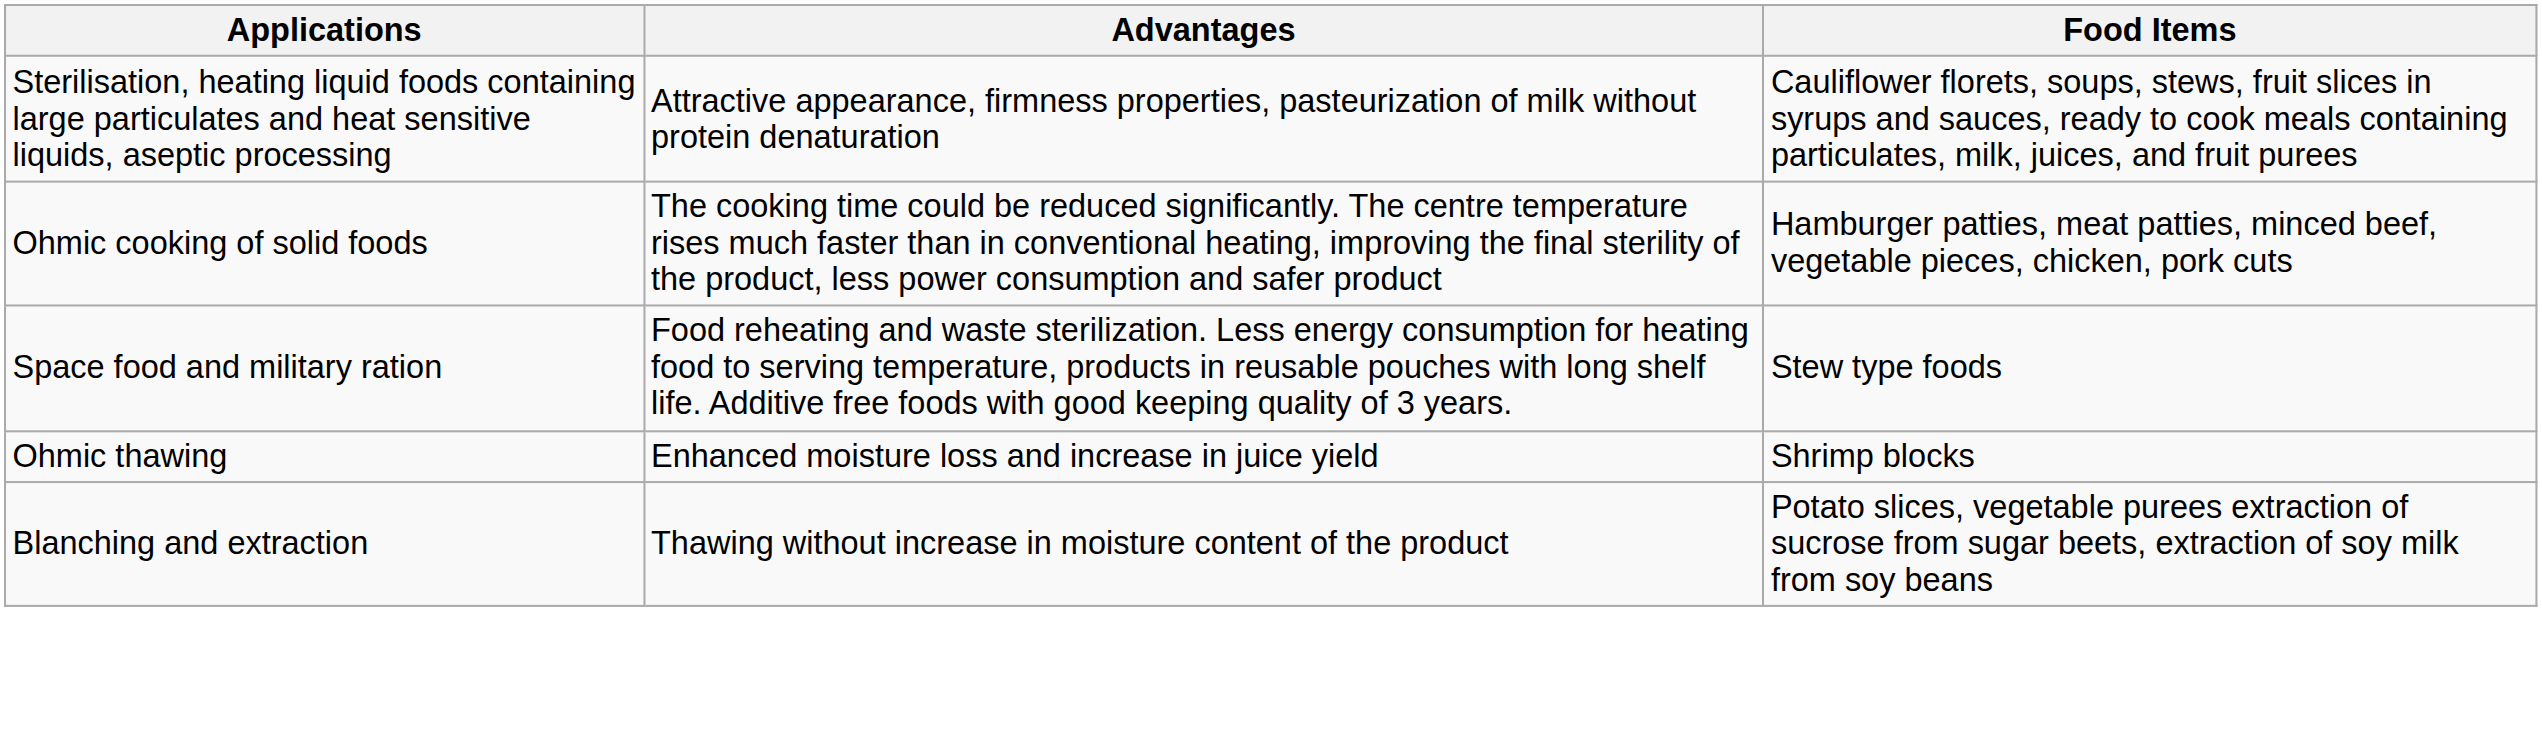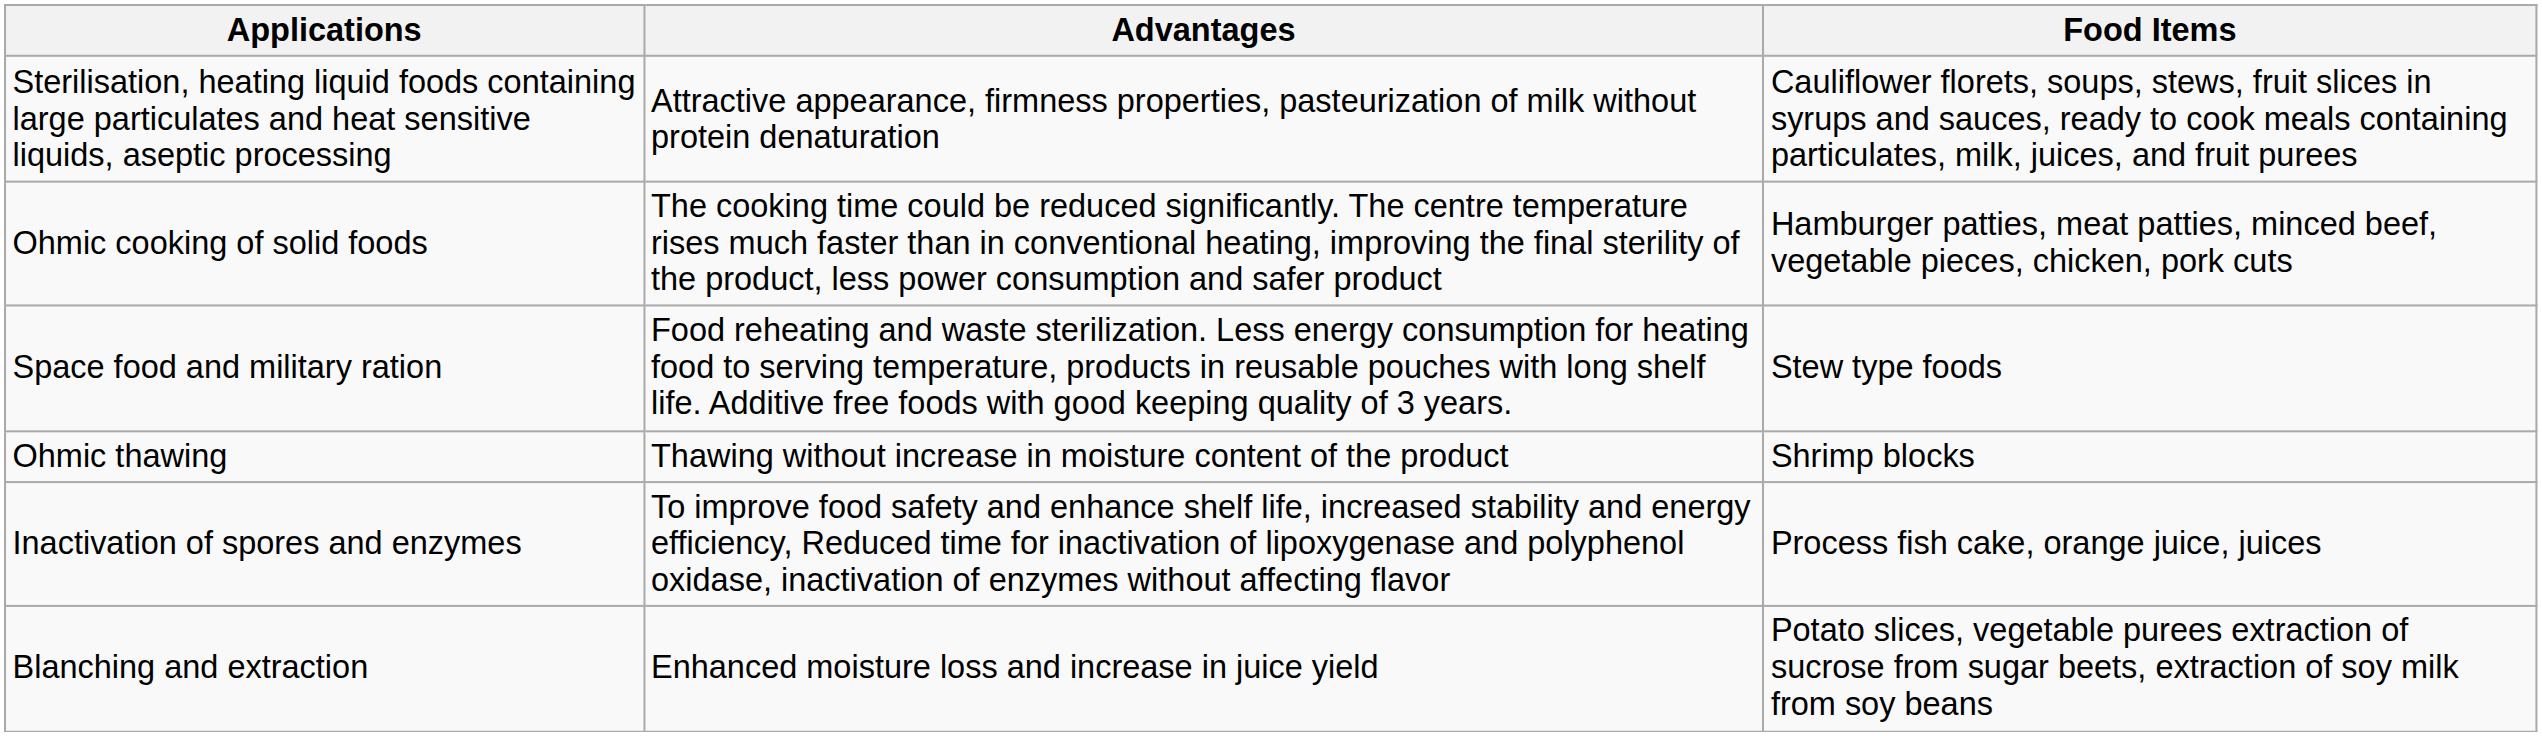(1015, 455) Enhanced moisture loss and increase in juice yield -> (1080, 455) Thawing without increase in moisture content of the product
+ row: (267, 543)
(1080, 543) Thawing without increase in moisture content of the product -> (1015, 668) Enhanced moisture loss and increase in juice yield
